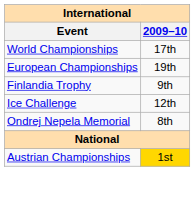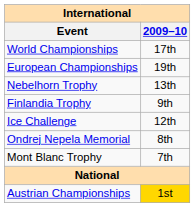+ row: (52, 85)
+ row: (54, 157)
